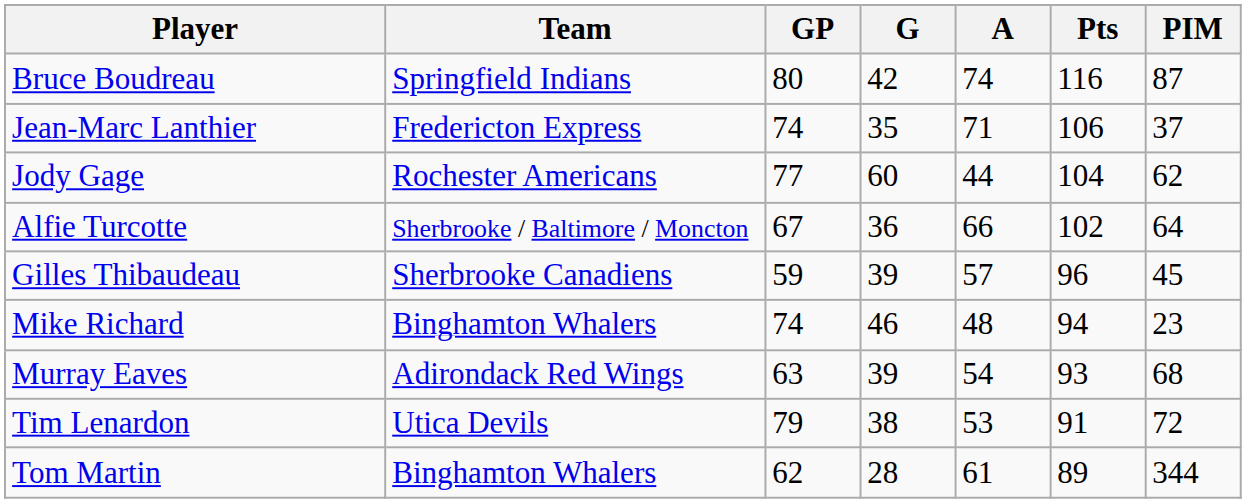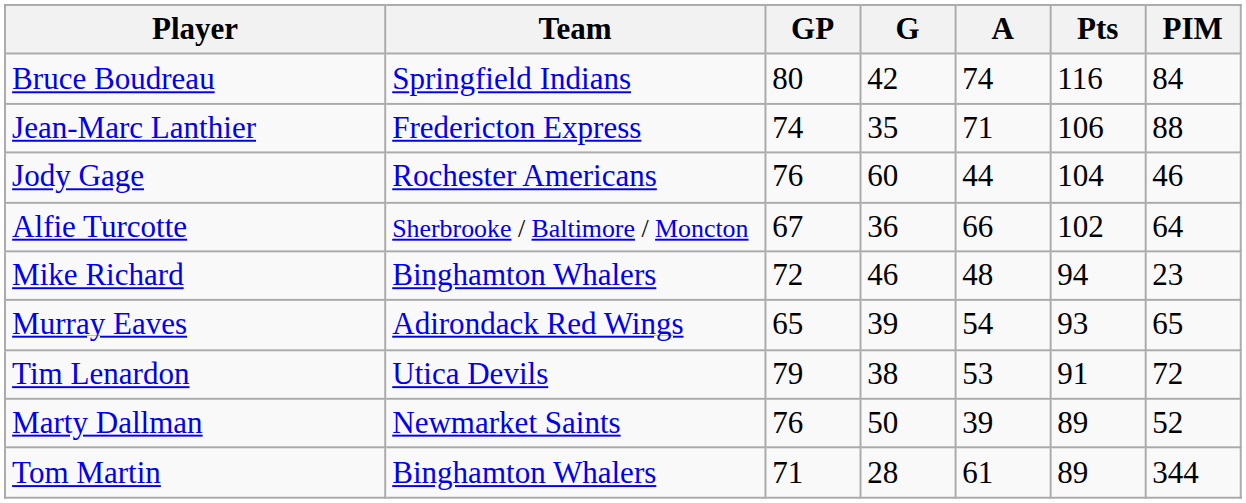(1168, 78) 87 -> (1168, 78) 84
(1168, 127) 37 -> (1168, 127) 88
(788, 176) 77 -> (788, 176) 76
(1168, 176) 62 -> (1168, 176) 46
- row: (126, 275)
(788, 324) 74 -> (788, 275) 72
(788, 373) 63 -> (788, 324) 65
(1168, 373) 68 -> (1168, 324) 65
+ row: (107, 422)
(788, 472) 62 -> (788, 472) 71
